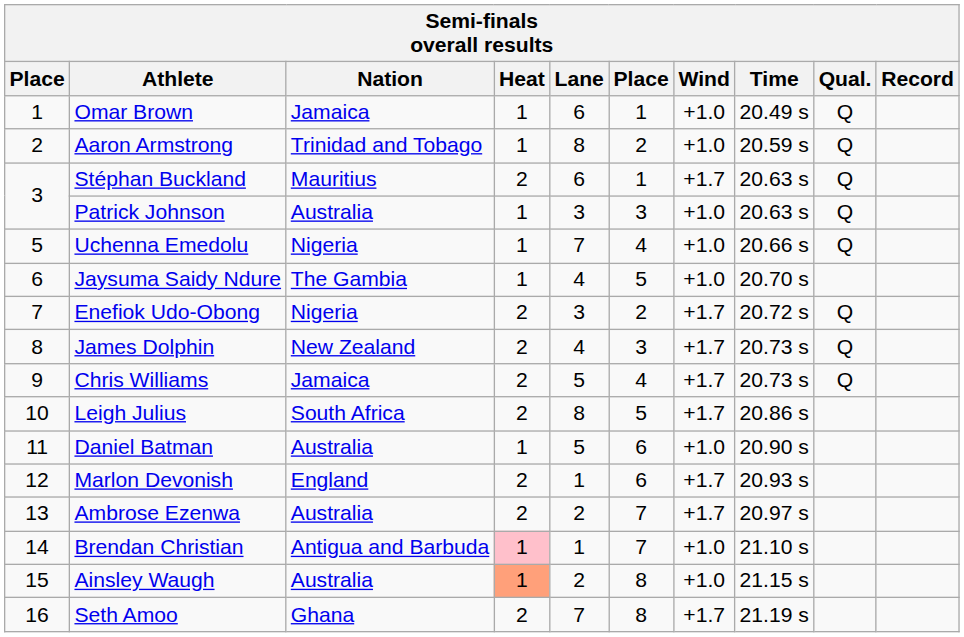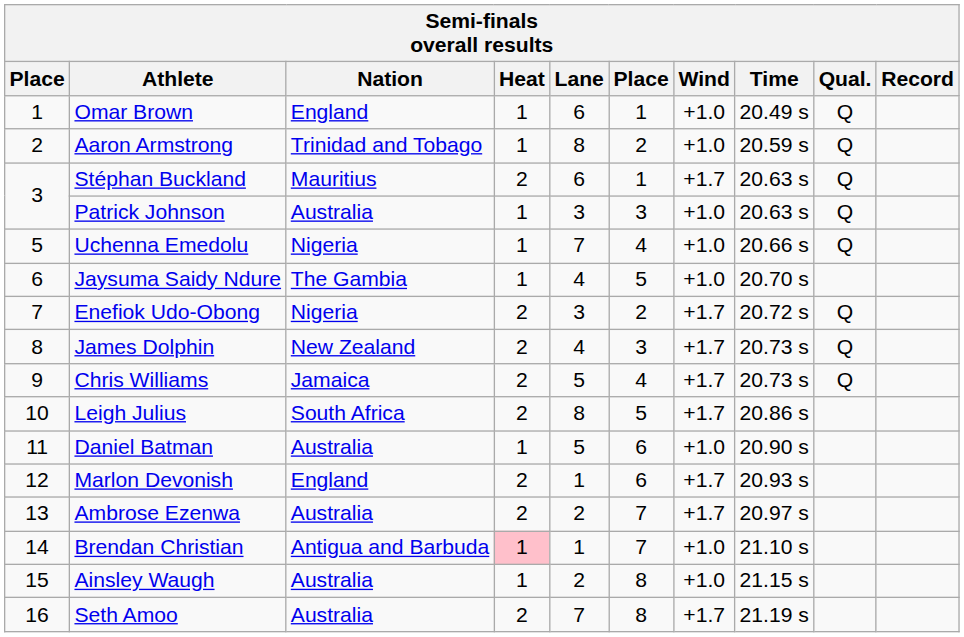(330, 111) Jamaica -> (330, 111) England
(522, 580) lightsalmon background -> (522, 580) no background
(323, 614) Ghana -> (332, 614) Australia
